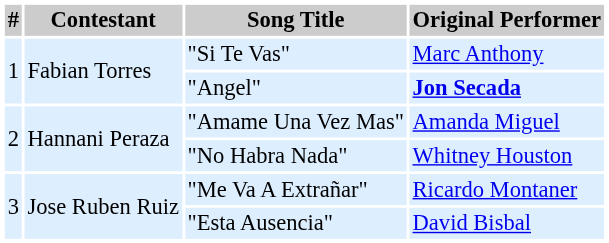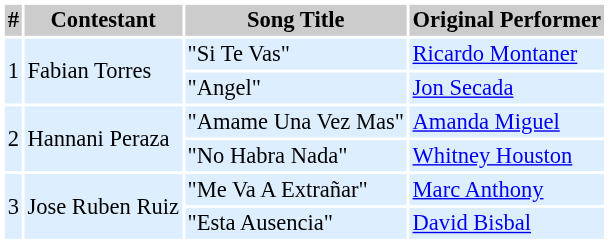(478, 53) Marc Anthony -> (495, 53) Ricardo Montaner
(467, 87) bold -> (463, 87) normal
(495, 189) Ricardo Montaner -> (478, 189) Marc Anthony
